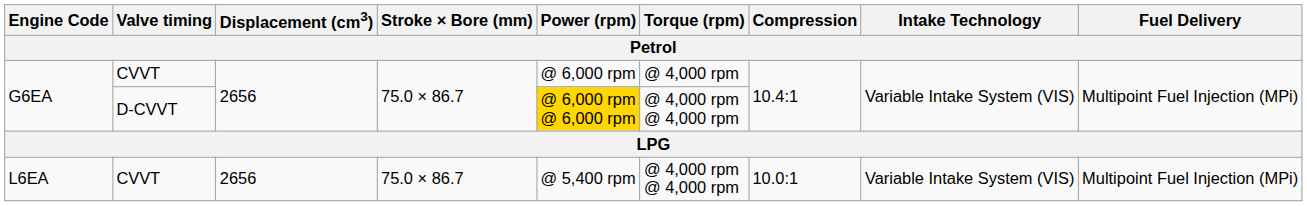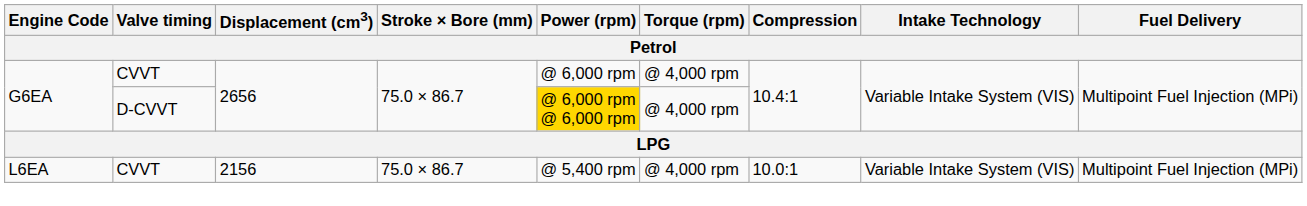(691, 109) @ 4,000 rpm @ 4,000 rpm -> (691, 109) @ 4,000 rpm
(238, 179) 2656 -> (238, 170) 2156
(691, 179) @ 4,000 rpm @ 4,000 rpm -> (691, 170) @ 4,000 rpm
